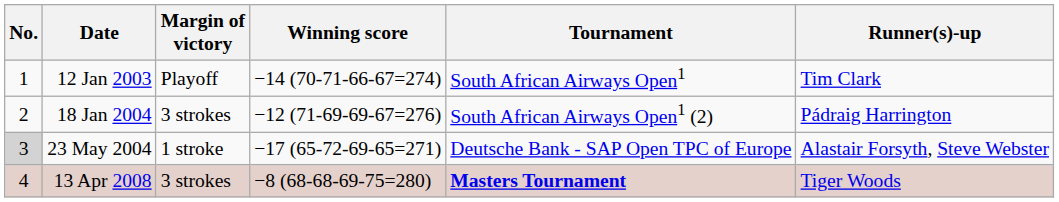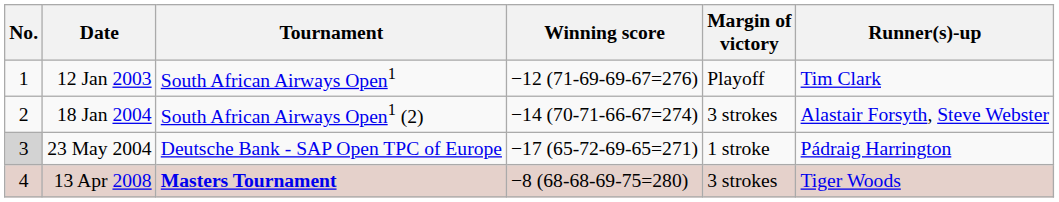columns swapped: (621, 32) <-> (203, 32)
(348, 78) −14 (70-71-66-67=274) -> (605, 78) −12 (71-69-69-67=276)
(348, 114) −12 (71-69-69-67=276) -> (605, 114) −14 (70-71-66-67=274)
(876, 114) Pádraig Harrington -> (925, 114) Alastair Forsyth, Steve Webster
(925, 148) Alastair Forsyth, Steve Webster -> (876, 148) Pádraig Harrington
